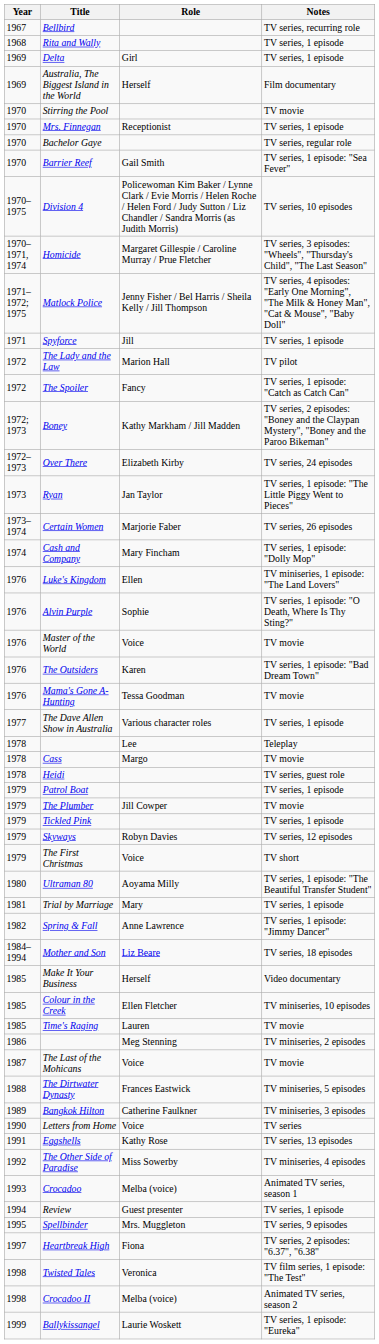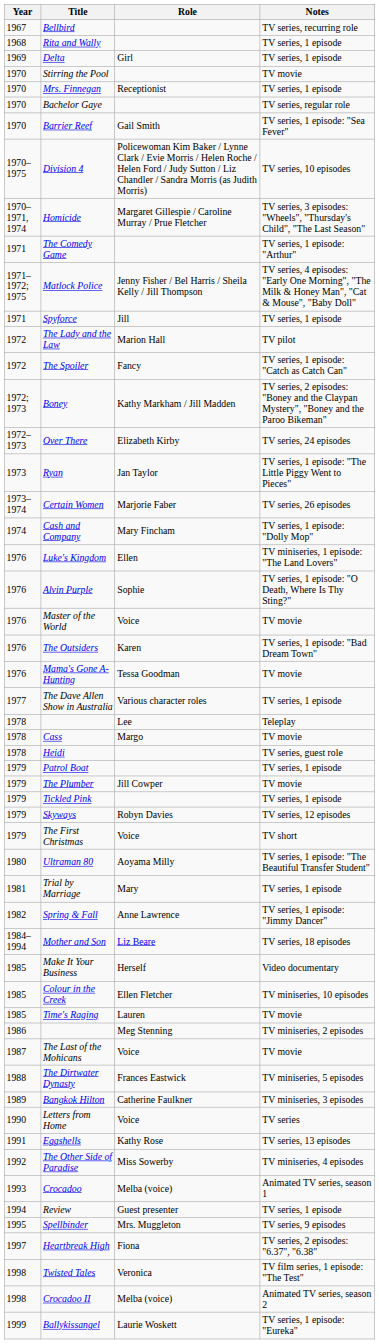- row: (76, 85)
+ row: (67, 249)
